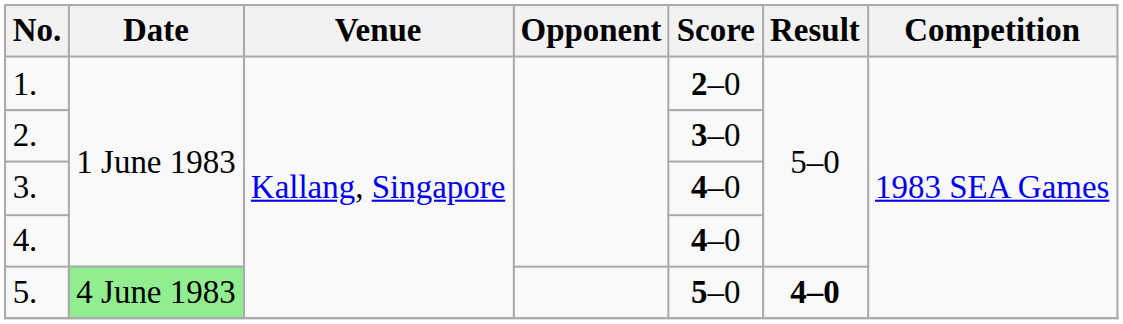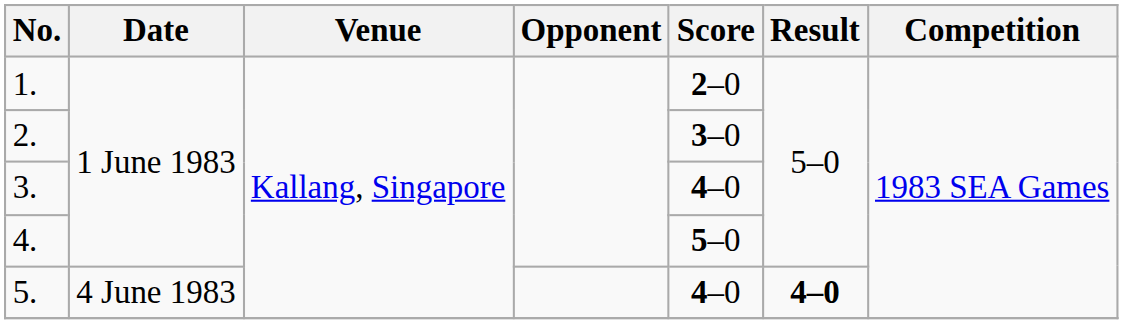(716, 239) 4–0 -> (716, 239) 5–0
(156, 291) lightgreen background -> (156, 291) no background
(716, 291) 5–0 -> (716, 291) 4–0
